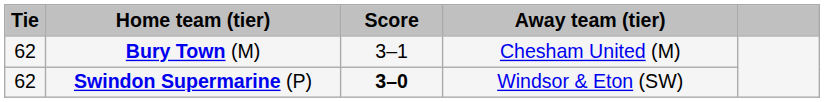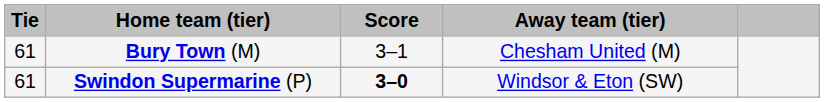(25, 51) 62 -> (25, 51) 61
(25, 82) 62 -> (25, 82) 61
